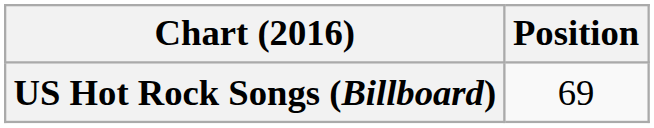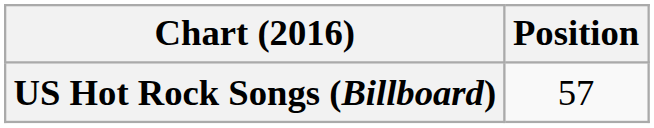(576, 91) 69 -> (576, 91) 57
